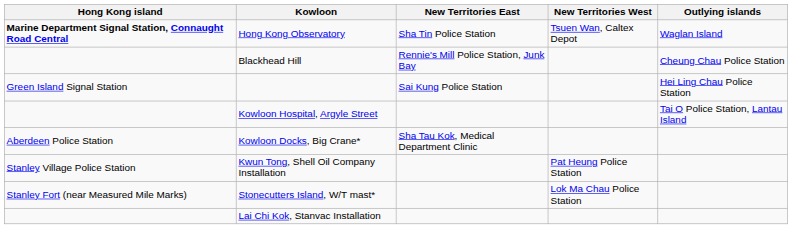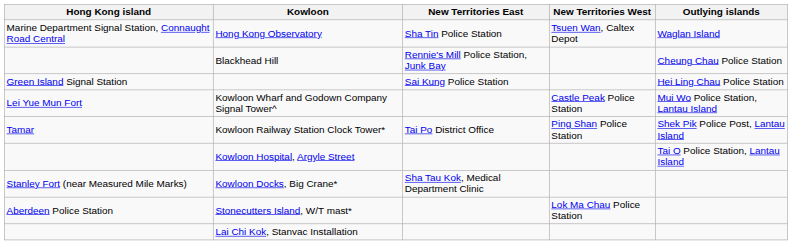(115, 33) bold -> (108, 33) normal
+ row: (301, 103)
+ row: (300, 130)
(60, 141) Aberdeen Police Station -> (97, 183) Stanley Fort (near Measured Mile Marks)
- row: (307, 168)
(97, 195) Stanley Fort (near Measured Mile Marks) -> (60, 210) Aberdeen Police Station
